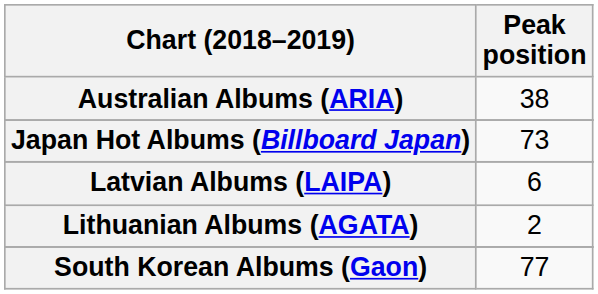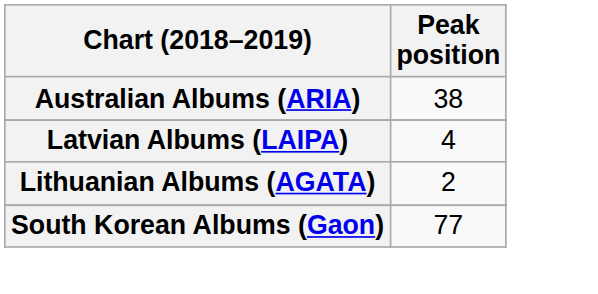- row: (241, 140)
(535, 182) 6 -> (448, 140) 4
